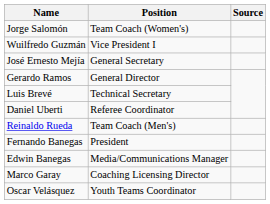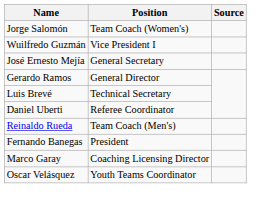- row: (39, 158)
